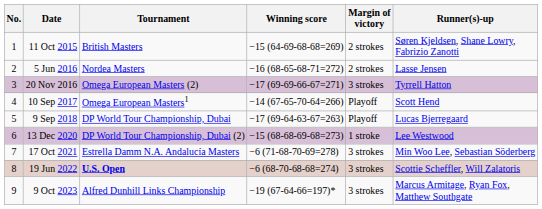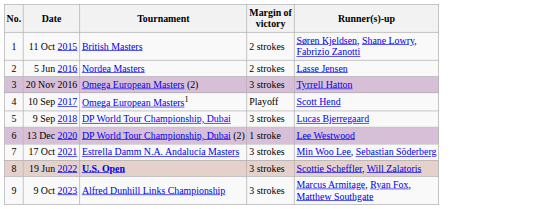- column: (296, 18)
(363, 119) Playoff -> (267, 119) 3 strokes
